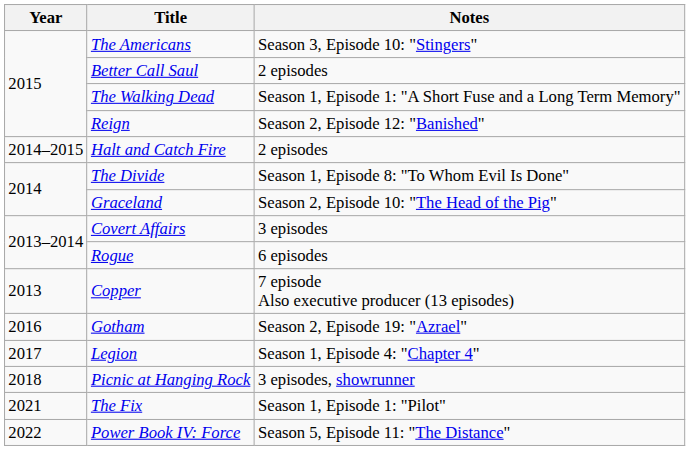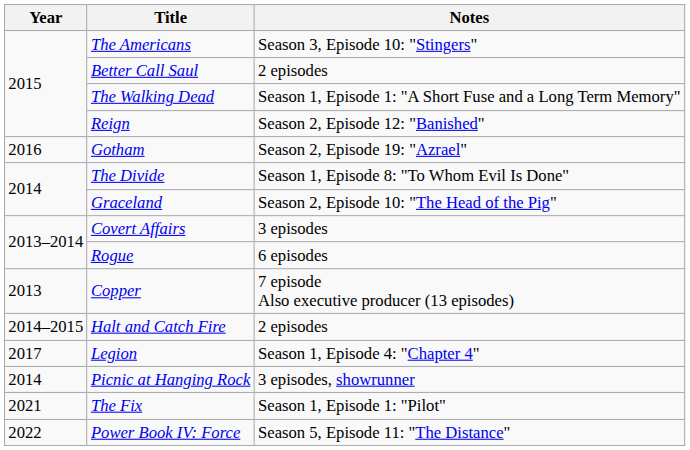rows swapped: (158, 149) <-> (118, 326)
(25, 379) 2018 -> (25, 379) 2014
